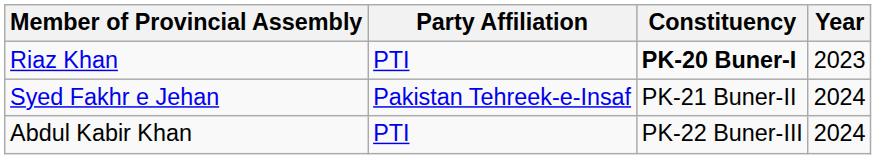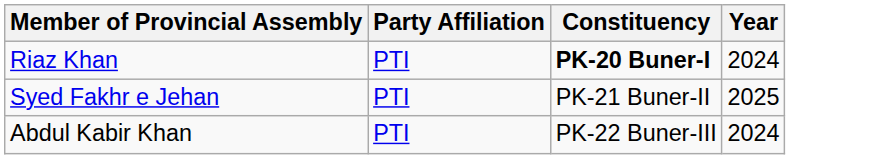(840, 60) 2023 -> (753, 60) 2024
(502, 97) Pakistan Tehreek-e-Insaf -> (391, 97) PTI
(840, 97) 2024 -> (753, 97) 2025
